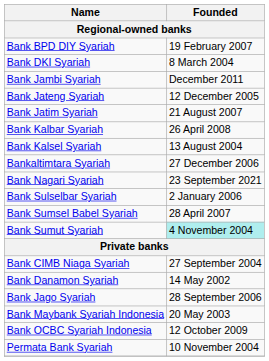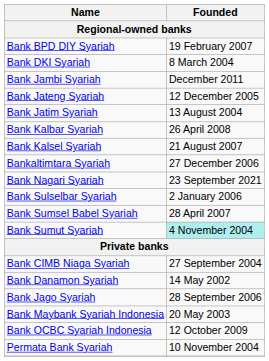(206, 113) 21 August 2007 -> (206, 113) 13 August 2004
(206, 146) 13 August 2004 -> (206, 146) 21 August 2007
